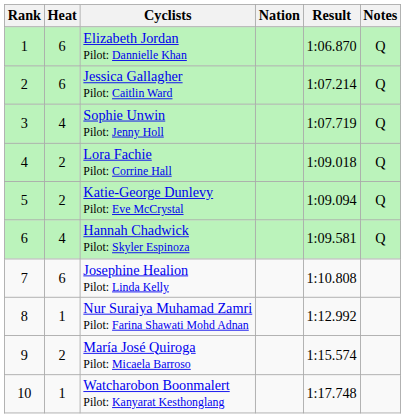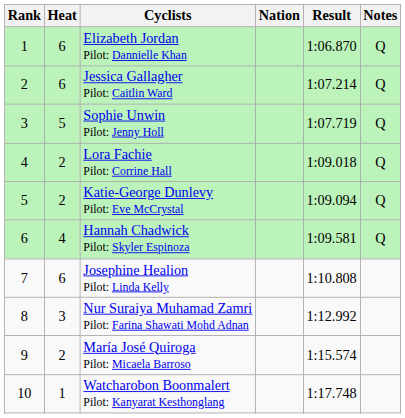(62, 123) 4 -> (62, 123) 5
(62, 316) 1 -> (62, 316) 3
